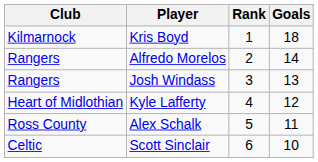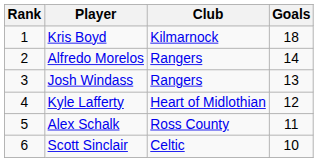columns swapped: (249, 15) <-> (65, 15)
